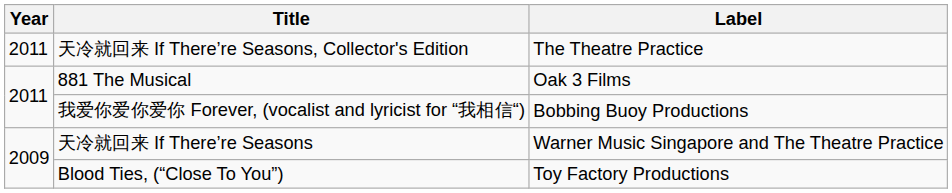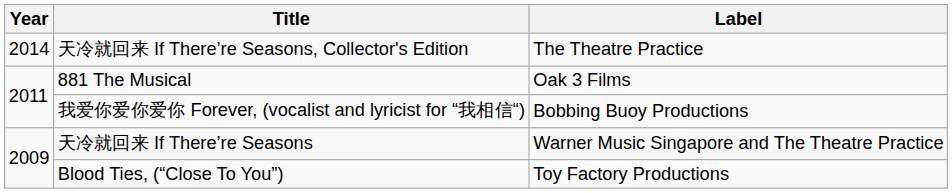(28, 49) 2011 -> (29, 49) 2014
